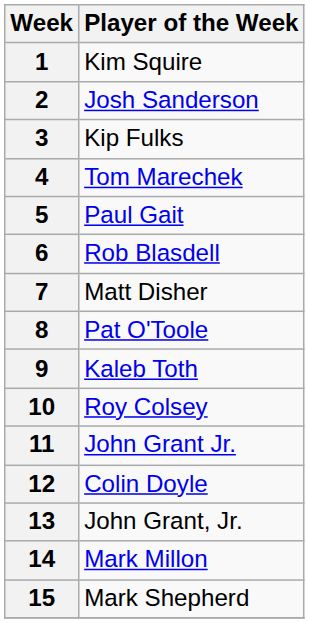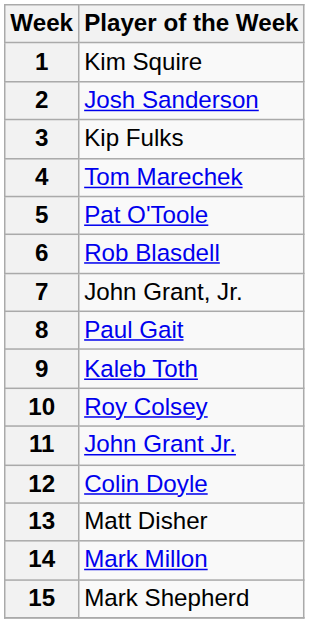(134, 215) Paul Gait -> (146, 215) Pat O'Toole
(146, 291) Matt Disher -> (163, 291) John Grant, Jr.
(146, 330) Pat O'Toole -> (134, 330) Paul Gait
(163, 521) John Grant, Jr. -> (146, 521) Matt Disher
